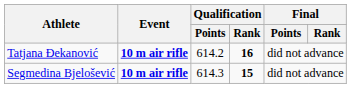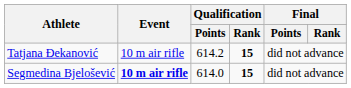(154, 53) bold -> (152, 53) normal
(247, 53) 16 -> (247, 53) 15
(210, 73) 614.3 -> (210, 73) 614.0
